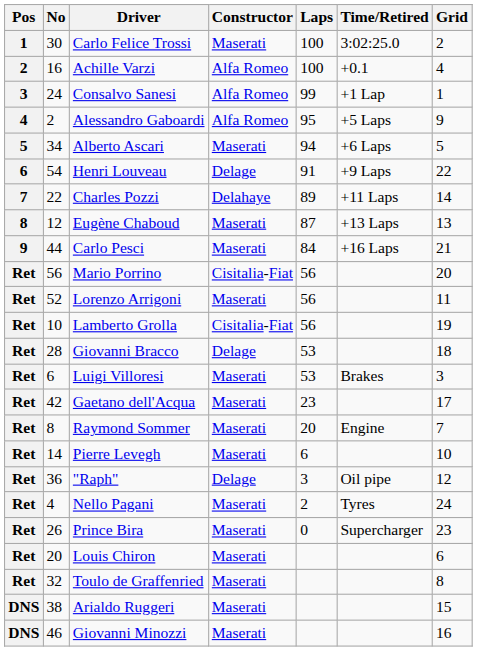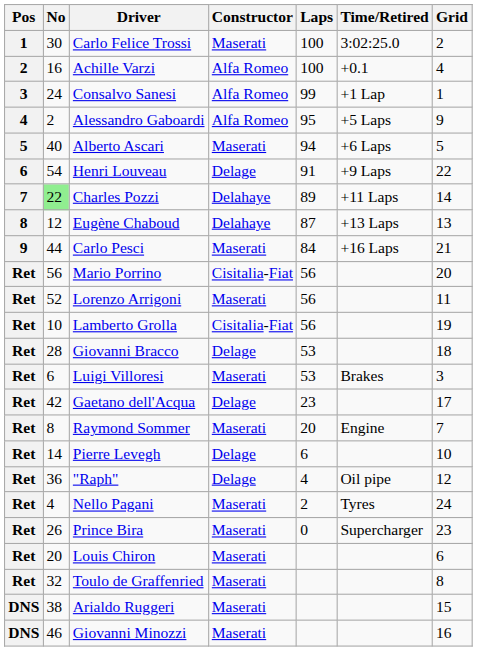(54, 145) 34 -> (54, 145) 40
(54, 197) no background -> (54, 197) lightgreen background
(239, 222) Maserati -> (241, 222) Delahaye
(239, 402) Maserati -> (234, 402) Delage
(239, 453) Maserati -> (234, 453) Delage
(304, 479) 3 -> (304, 479) 4
